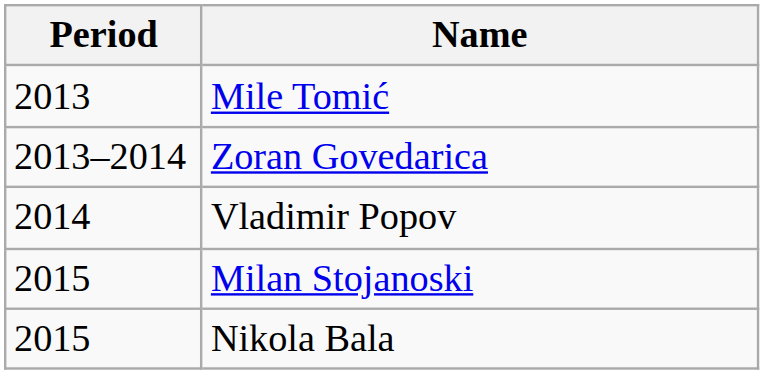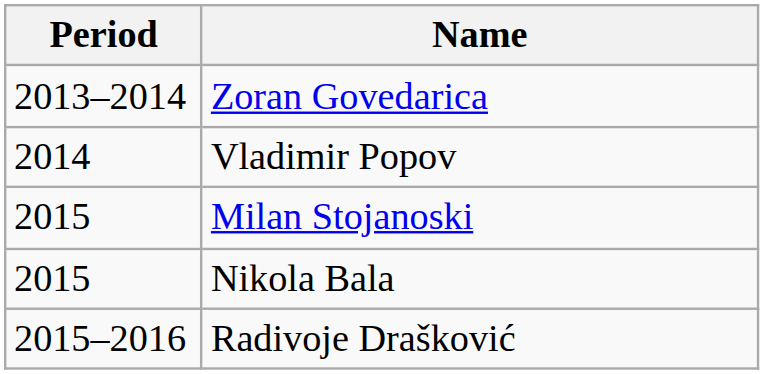- row: (300, 95)
+ row: (363, 338)
